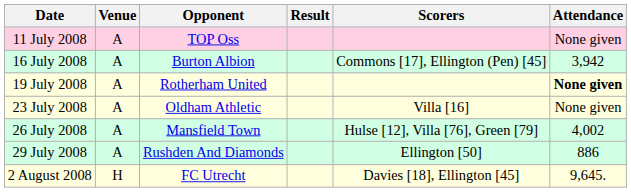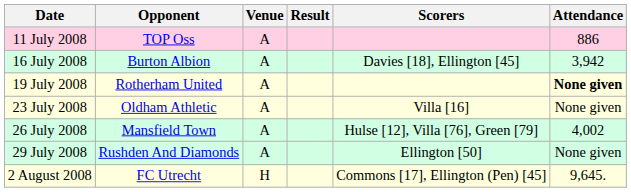columns swapped: (213, 15) <-> (117, 15)
(588, 38) None given -> (588, 38) 886
(441, 61) Commons [17], Ellington (Pen) [45] -> (441, 61) Davies [18], Ellington [45]
(588, 152) 886 -> (588, 152) None given
(441, 175) Davies [18], Ellington [45] -> (441, 175) Commons [17], Ellington (Pen) [45]
